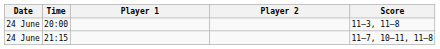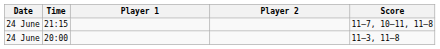rows swapped: (56, 24) <-> (56, 37)
